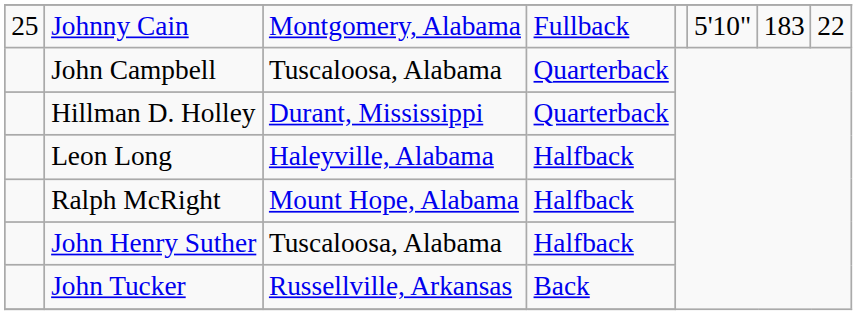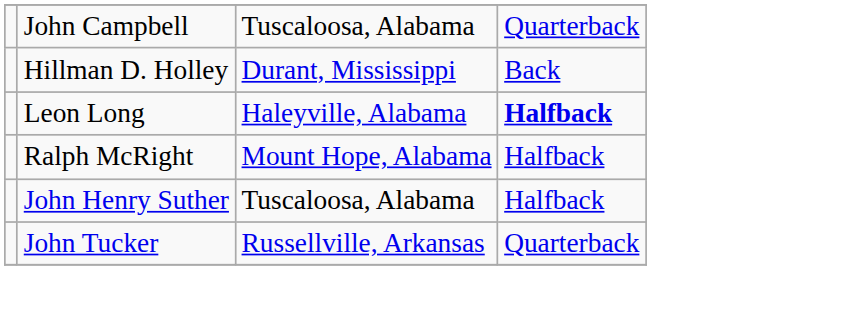- row: (120, 26)
(601, 112) Quarterback -> (532, 69) Back
(584, 156) normal -> (558, 112) bold
(562, 286) Back -> (572, 243) Quarterback
